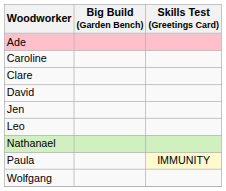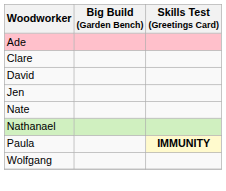- row: (27, 59)
- row: (16, 127)
+ row: (18, 110)
(184, 161) normal -> (184, 144) bold
